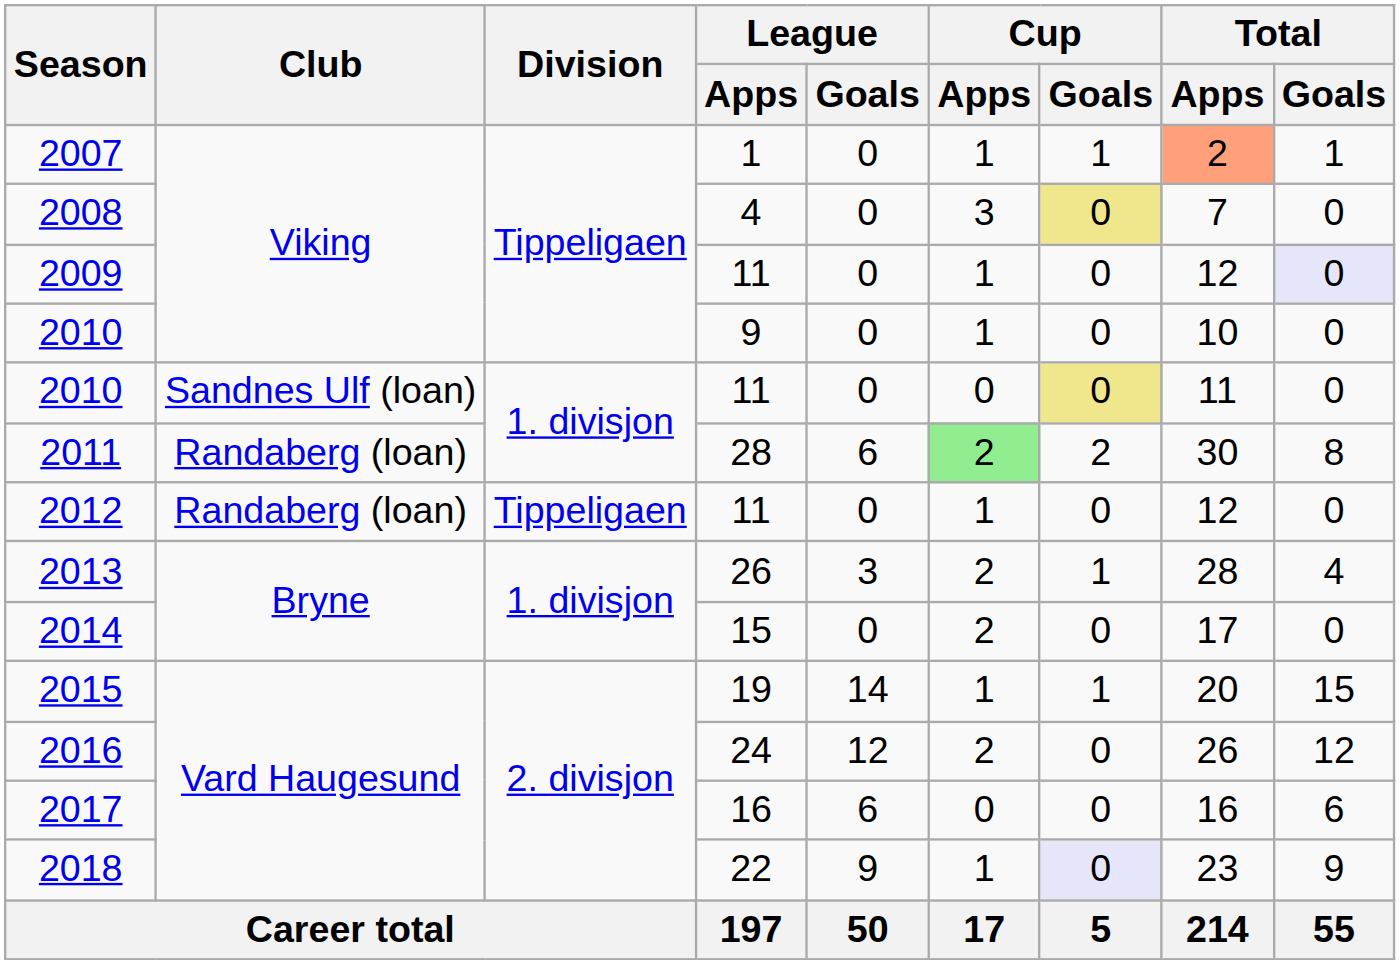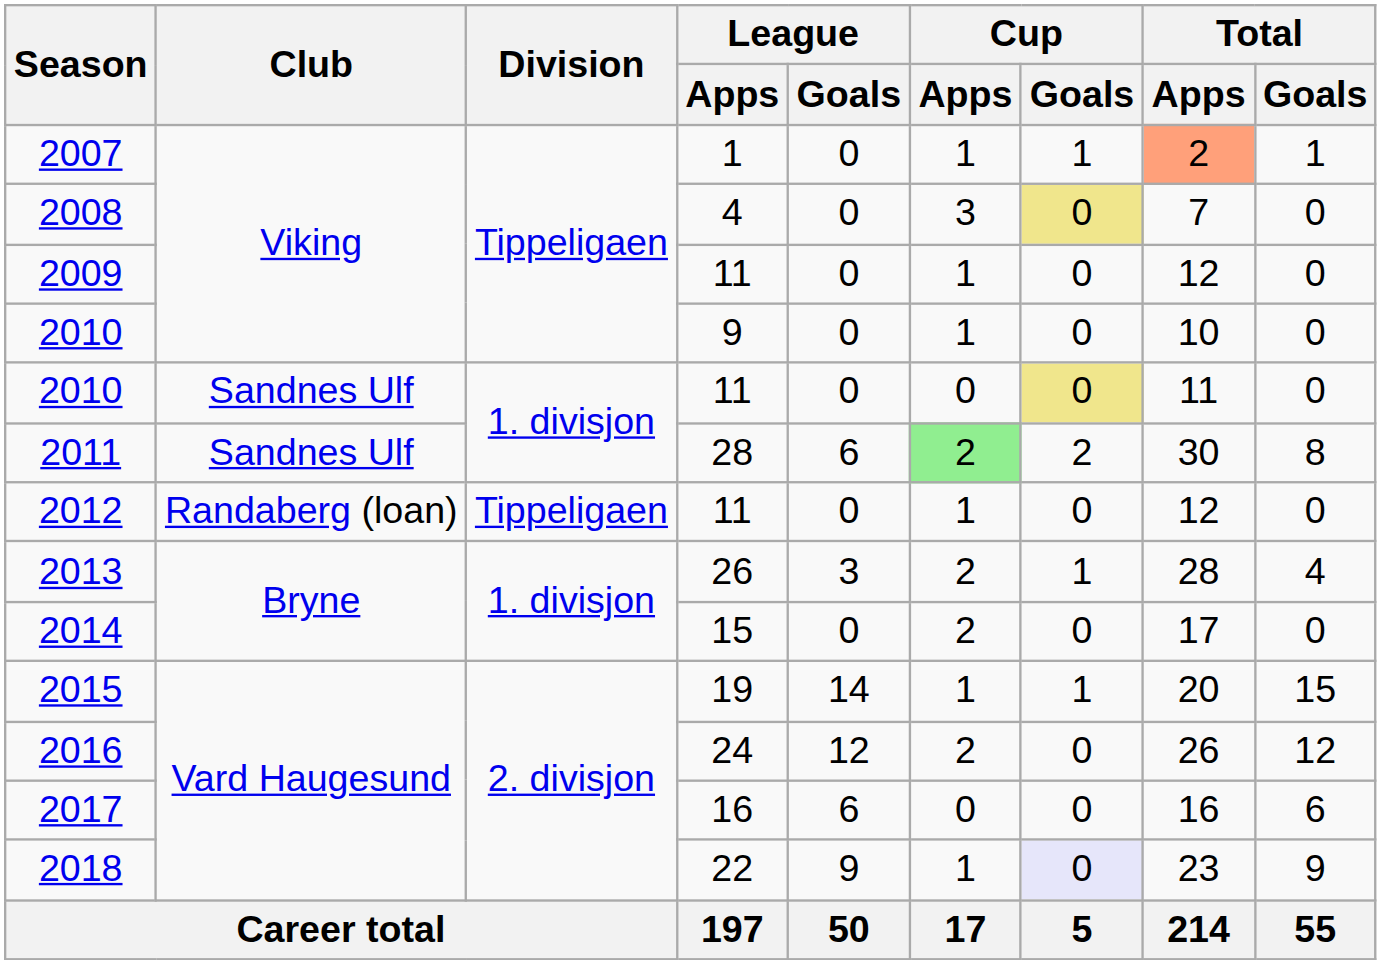(1334, 272) lavender background -> (1315, 272) no background
(321, 392) Sandnes Ulf (loan) -> (311, 392) Sandnes Ulf
(321, 451) Randaberg (loan) -> (311, 451) Sandnes Ulf
